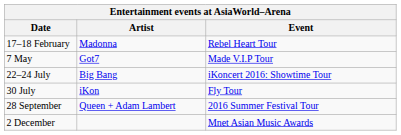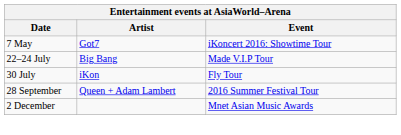- row: (38, 43)
(240, 59) Made V.I.P Tour -> (270, 43) iKoncert 2016: Showtime Tour
(270, 75) iKoncert 2016: Showtime Tour -> (240, 59) Made V.I.P Tour
